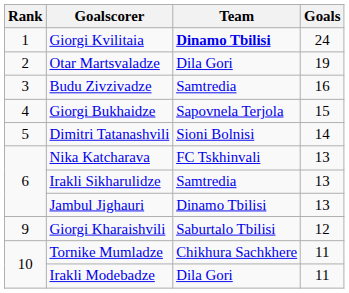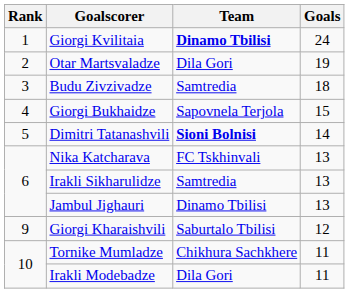(322, 87) 16 -> (322, 87) 18
(215, 134) normal -> (216, 134) bold
